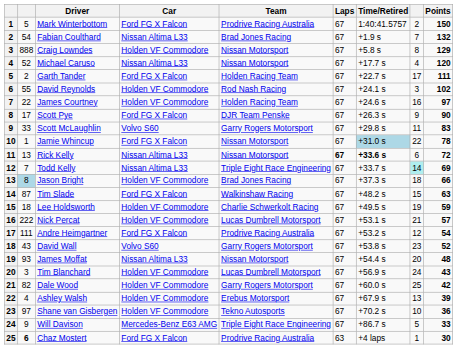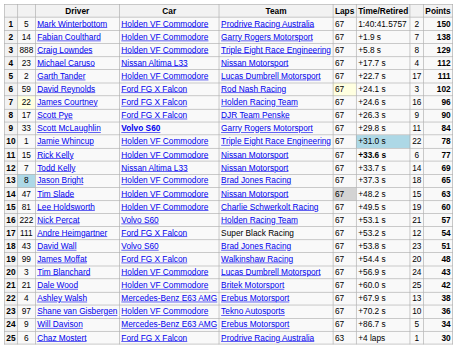(154, 24) Ford FG X Falcon -> (165, 24) Holden VF Commodore
(26, 37) 54 -> (26, 37) 14
(155, 37) Nissan Altima L33 -> (165, 37) Holden VF Commodore
(256, 37) Brad Jones Racing -> (267, 37) Garry Rogers Motorsport
(444, 37) 132 -> (444, 37) 138
(255, 50) Nissan Motorsport -> (276, 50) Triple Eight Race Engineering
(26, 63) 52 -> (26, 63) 23
(444, 63) 120 -> (444, 63) 112
(154, 76) Ford FG X Falcon -> (165, 76) Holden VF Commodore
(260, 76) Holden Racing Team -> (271, 76) Lucas Dumbrell Motorsport
(26, 89) 55 -> (26, 89) 59
(165, 89) Holden VF Commodore -> (154, 89) Ford FG X Falcon
(340, 89) no background -> (340, 89) lightyellow background
(26, 102) no background -> (26, 102) lightyellow background
(165, 102) Holden VF Commodore -> (154, 102) Ford FG X Falcon
(446, 102) 97 -> (446, 102) 96
(140, 128) normal -> (141, 128) bold
(446, 128) 83 -> (446, 128) 84
(154, 141) Ford FG X Falcon -> (165, 141) Holden VF Commodore
(255, 141) Nissan Motorsport -> (276, 141) Triple Eight Race Engineering
(26, 154) 13 -> (26, 154) 15
(155, 154) Nissan Altima L33 -> (165, 154) Holden VF Commodore
(340, 154) bold -> (340, 154) normal
(446, 154) 72 -> (446, 154) 77
(276, 167) Triple Eight Race Engineering -> (255, 167) Nissan Motorsport
(417, 167) paleturquoise background -> (417, 167) no background
(446, 180) 66 -> (446, 180) 65
(26, 194) 87 -> (26, 194) 47
(154, 194) Ford FG X Falcon -> (165, 194) Holden VF Commodore
(257, 194) Walkinshaw Racing -> (255, 194) Nissan Motorsport
(340, 194) no background -> (340, 194) lightgrey background
(26, 207) 18 -> (26, 207) 81
(446, 207) 59 -> (446, 207) 60
(165, 220) Holden VF Commodore -> (140, 220) Volvo S60
(271, 220) Lucas Dumbrell Motorsport -> (260, 220) Holden Racing Team
(268, 233) Prodrive Racing Australia -> (258, 233) Super Black Racing
(267, 246) Garry Rogers Motorsport -> (256, 246) Brad Jones Racing
(446, 246) 52 -> (446, 246) 51
(26, 259) 93 -> (26, 259) 99
(155, 259) Nissan Altima L33 -> (154, 259) Ford FG X Falcon
(255, 259) Nissan Motorsport -> (257, 259) Walkinshaw Racing
(26, 285) 82 -> (26, 285) 21
(267, 285) Garry Rogers Motorsport -> (253, 285) Britek Motorsport
(165, 298) Holden VF Commodore -> (169, 298) Mercedes-Benz E63 AMG
(446, 298) 39 -> (446, 298) 38
(276, 324) Triple Eight Race Engineering -> (255, 324) Erebus Motorsport
(446, 324) 33 -> (446, 324) 34
(26, 337) bold -> (26, 337) normal
